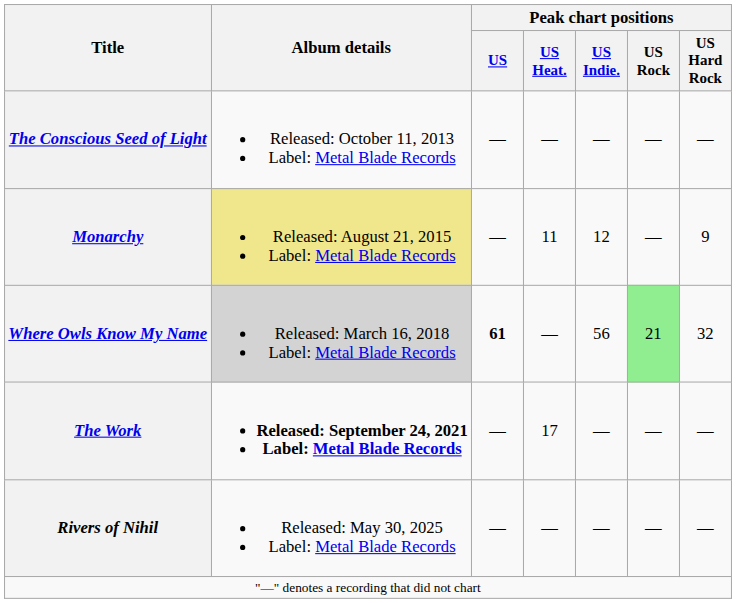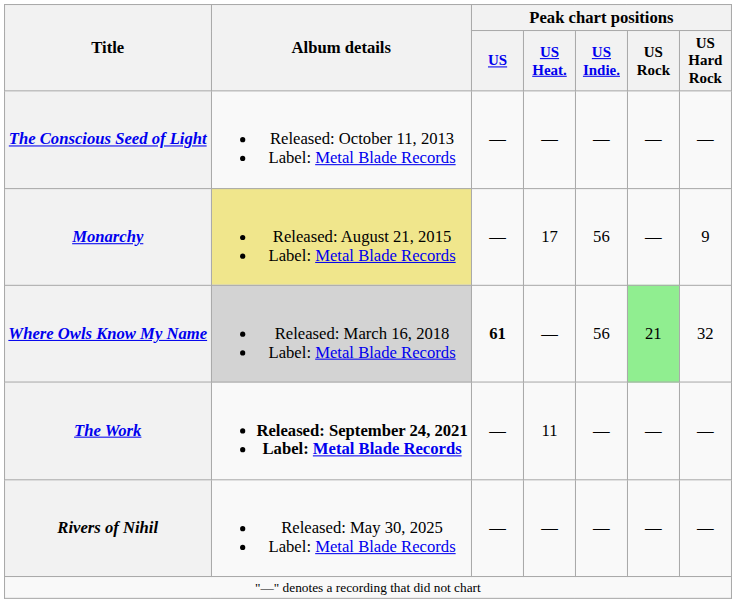(549, 236) 11 -> (549, 236) 17
(601, 236) 12 -> (601, 236) 56
(549, 430) 17 -> (549, 430) 11
